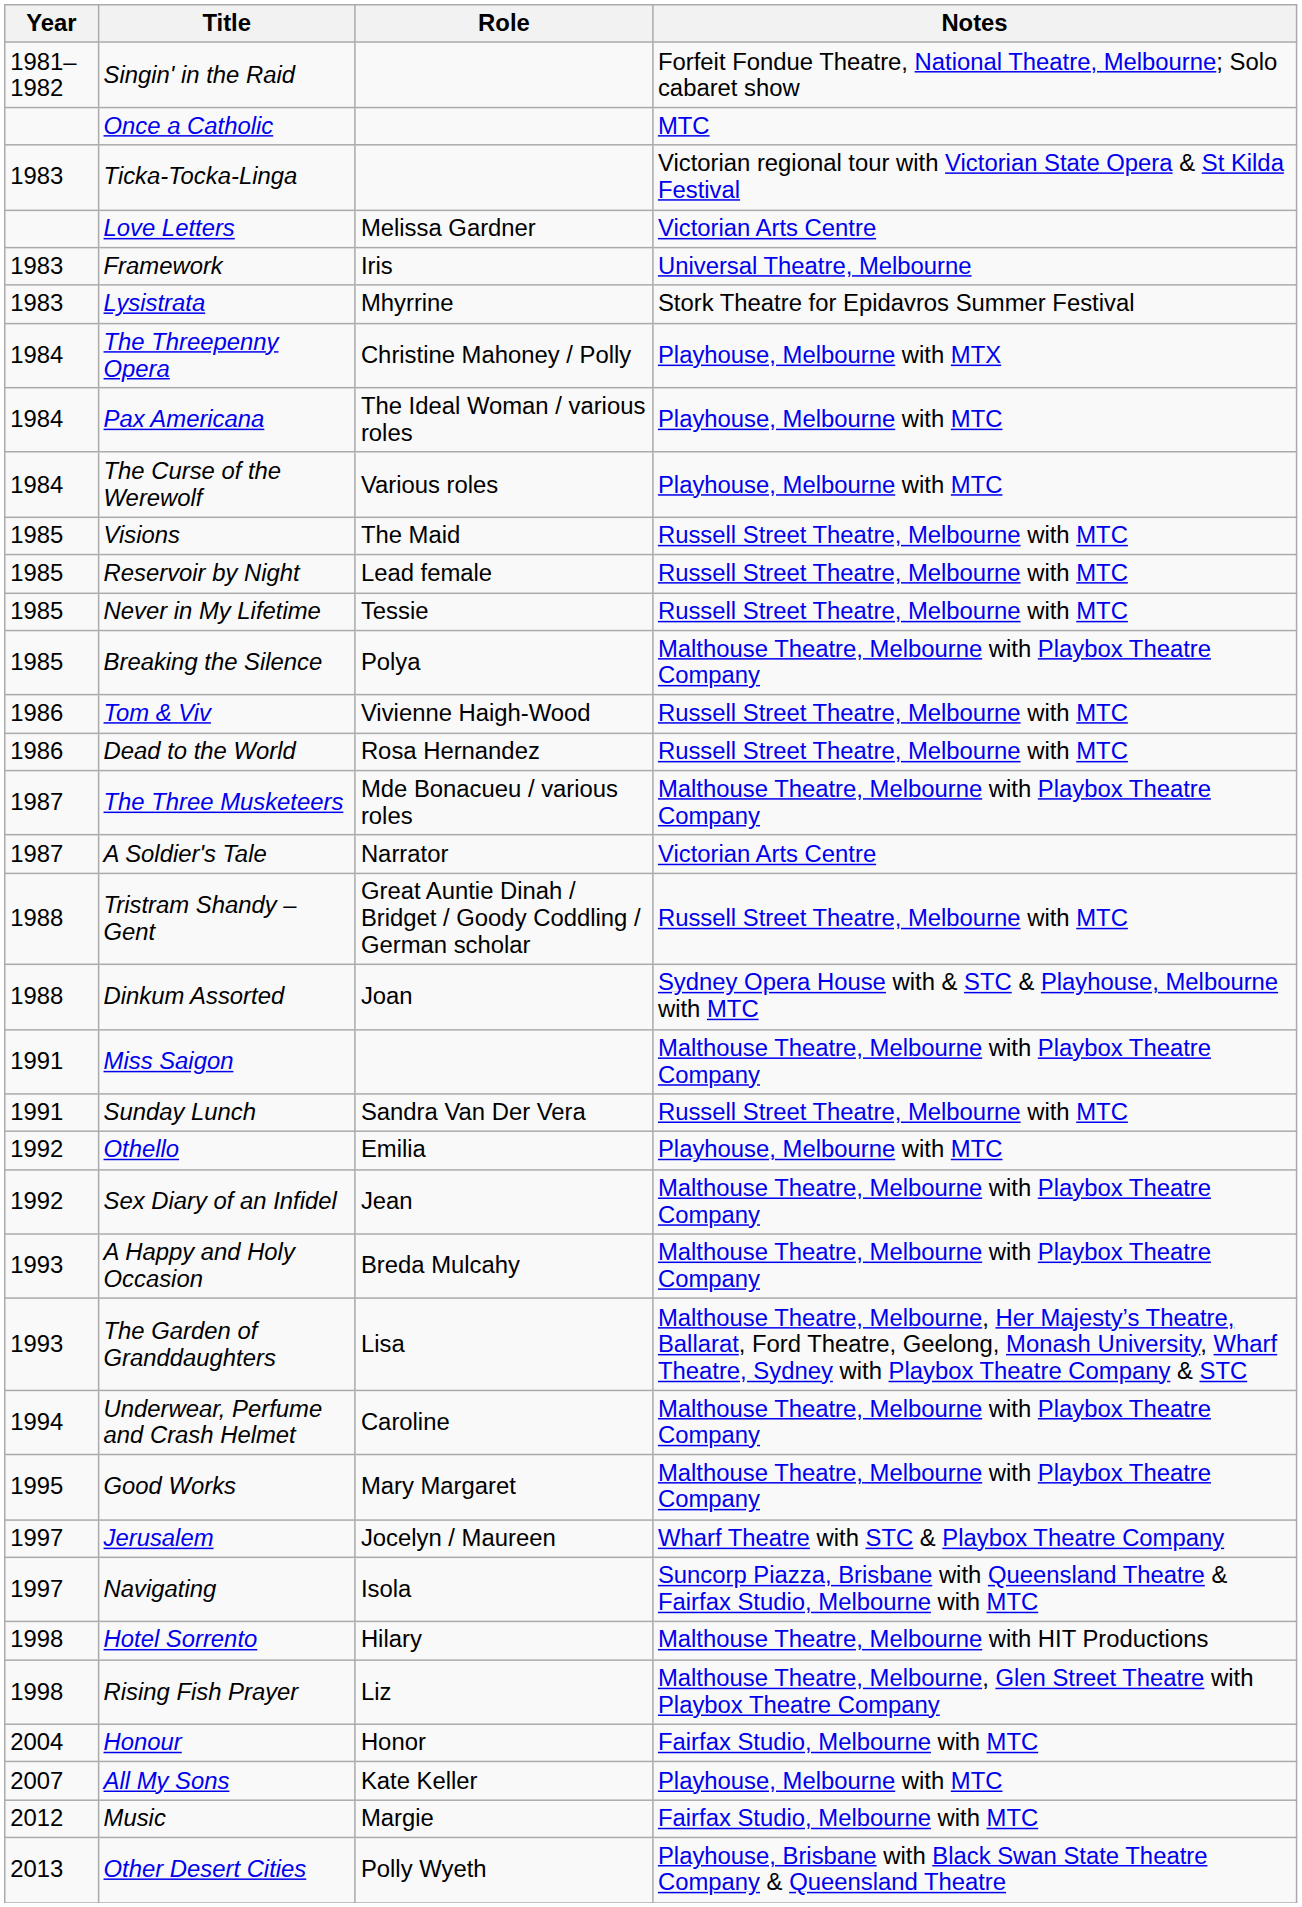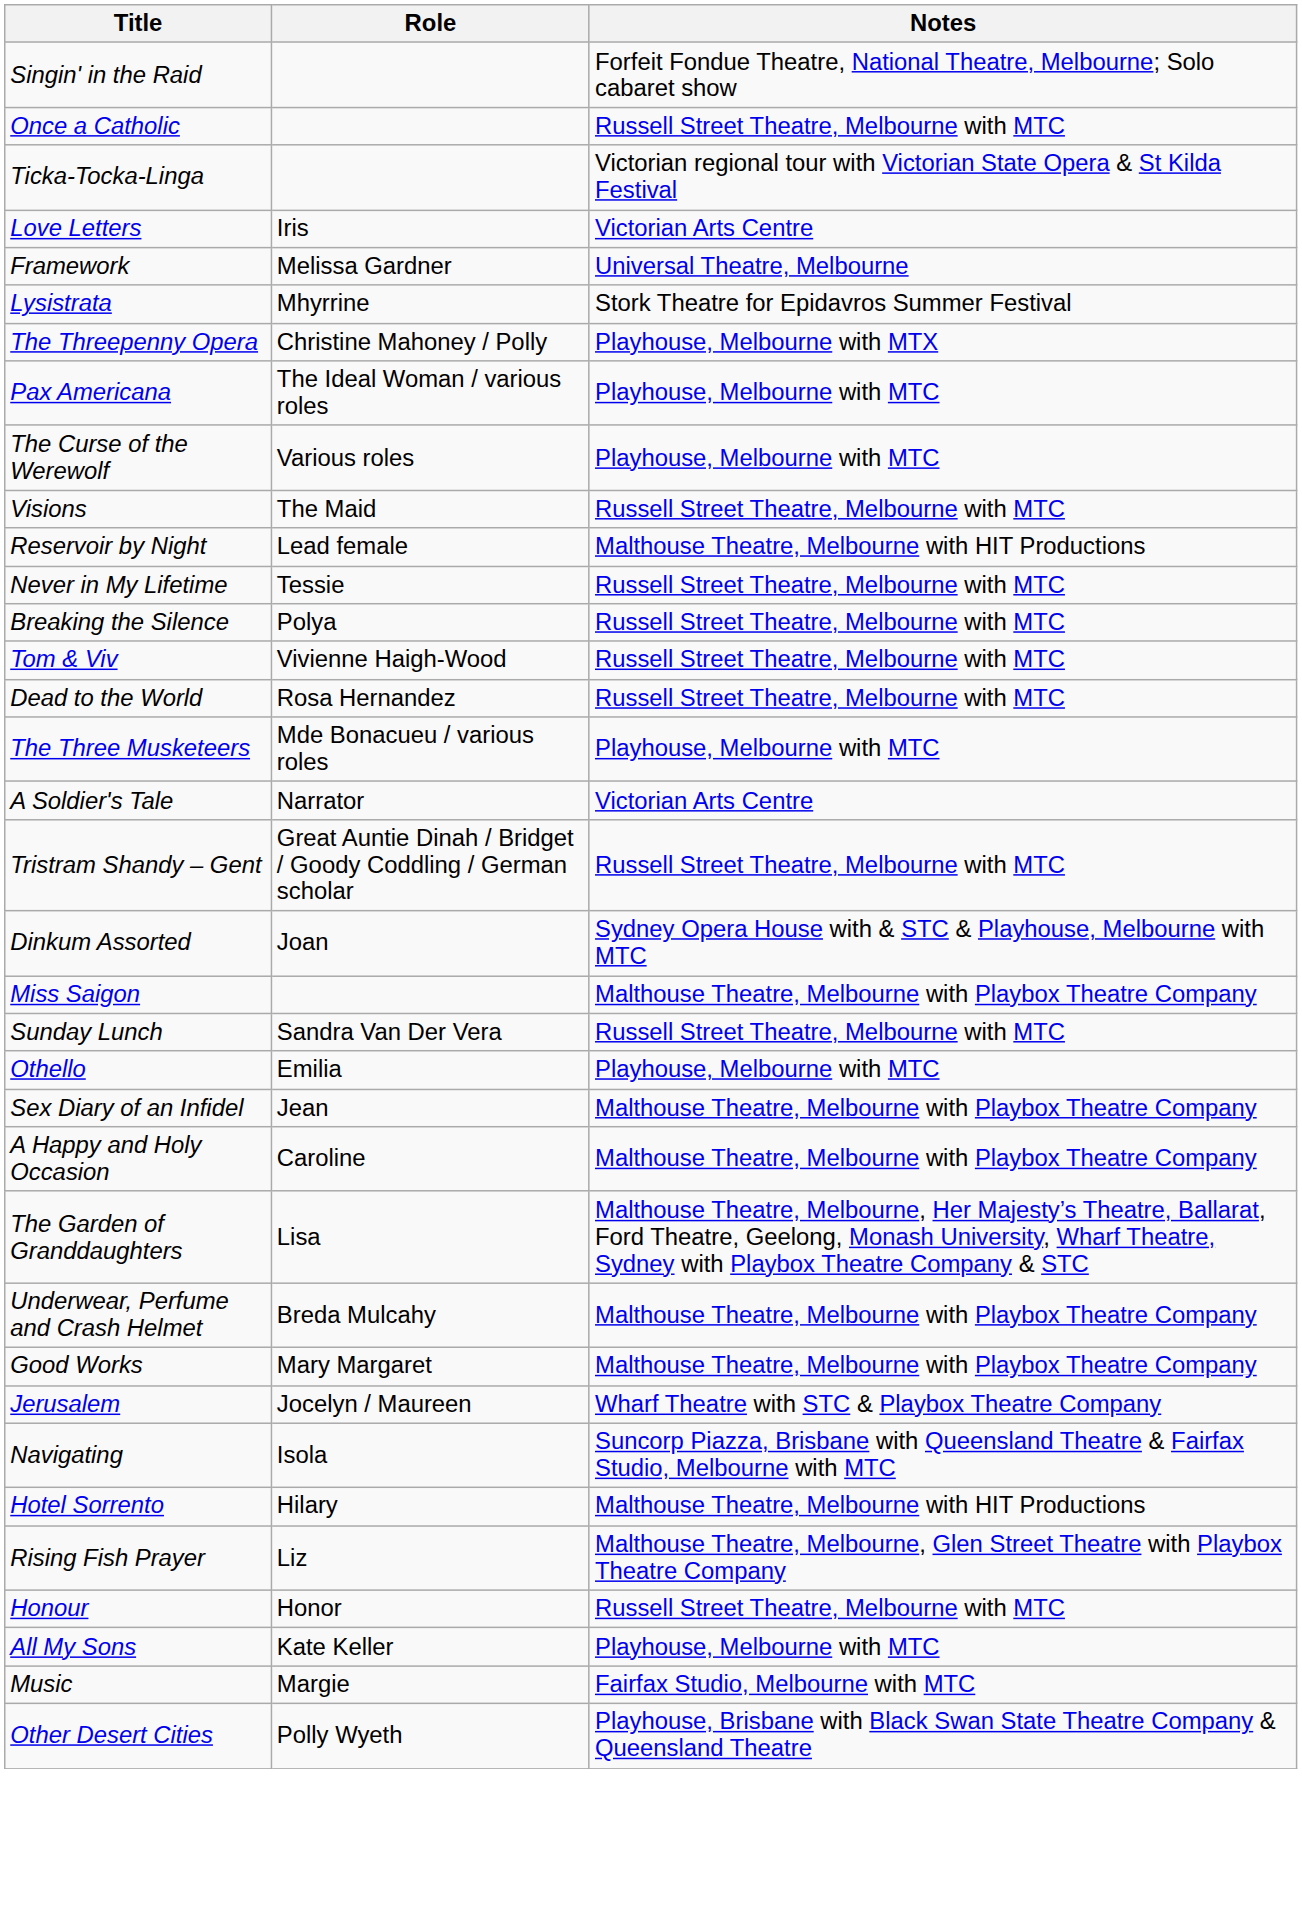- column: (51, 23)
(684, 125) MTC -> (830, 125) Russell Street Theatre, Melbourne with MTC
(448, 228) Melissa Gardner -> (293, 228) Iris
(377, 266) Iris -> (364, 266) Melissa Gardner
(893, 573) Russell Street Theatre, Melbourne with MTC -> (870, 546) Malthouse Theatre, Melbourne with HIT Productions
(934, 662) Malthouse Theatre, Melbourne with Playbox Theatre Company -> (830, 622) Russell Street Theatre, Melbourne with MTC
(934, 802) Malthouse Theatre, Melbourne with Playbox Theatre Company -> (767, 749) Playhouse, Melbourne with MTC
(440, 1266) Breda Mulcahy -> (321, 1158) Caroline
(405, 1422) Caroline -> (356, 1314) Breda Mulcahy
(848, 1742) Fairfax Studio, Melbourne with MTC -> (830, 1608) Russell Street Theatre, Melbourne with MTC
